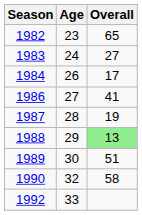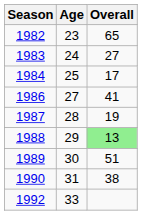(72, 76) 26 -> (72, 76) 25
(72, 179) 32 -> (72, 179) 31
(112, 179) 58 -> (112, 179) 38
